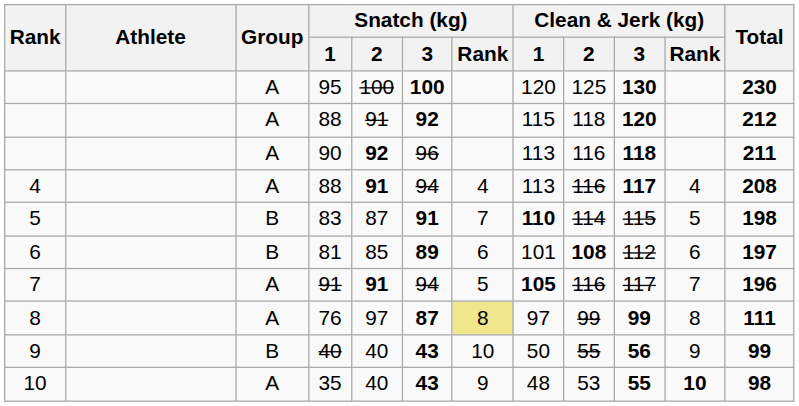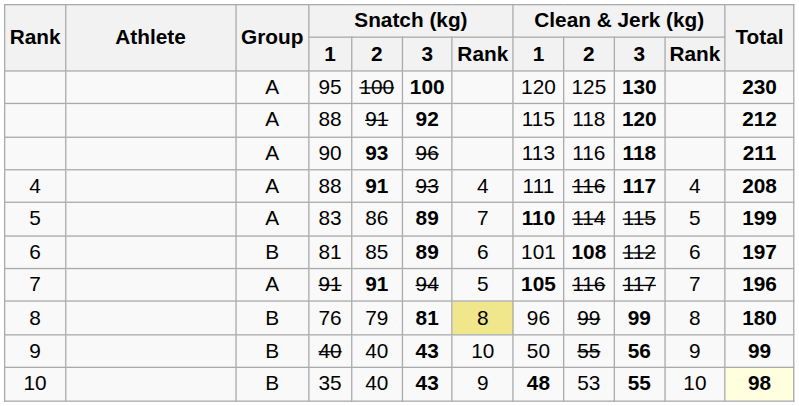(377, 152) 92 -> (377, 152) 93
(427, 185) 94 -> (427, 185) 93
(538, 185) 113 -> (538, 185) 111
(272, 218) B -> (272, 218) A
(377, 218) 87 -> (377, 218) 86
(427, 218) 91 -> (427, 218) 89
(760, 218) 198 -> (760, 218) 199
(272, 317) A -> (272, 317) B
(377, 317) 97 -> (377, 317) 79
(427, 317) 87 -> (427, 317) 81
(538, 317) 97 -> (538, 317) 96
(760, 317) 111 -> (760, 317) 180
(272, 383) A -> (272, 383) B
(538, 383) normal -> (538, 383) bold
(695, 383) bold -> (695, 383) normal
(760, 383) no background -> (760, 383) lightyellow background
